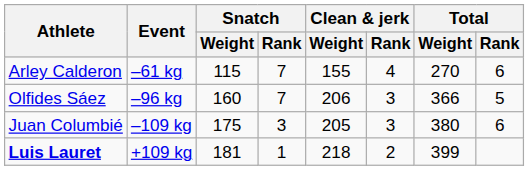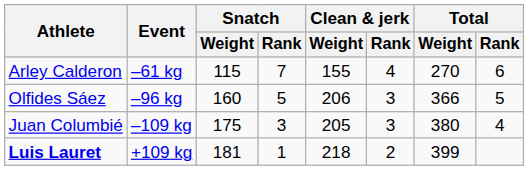(282, 98) 7 -> (282, 98) 5
(500, 125) 6 -> (500, 125) 4
